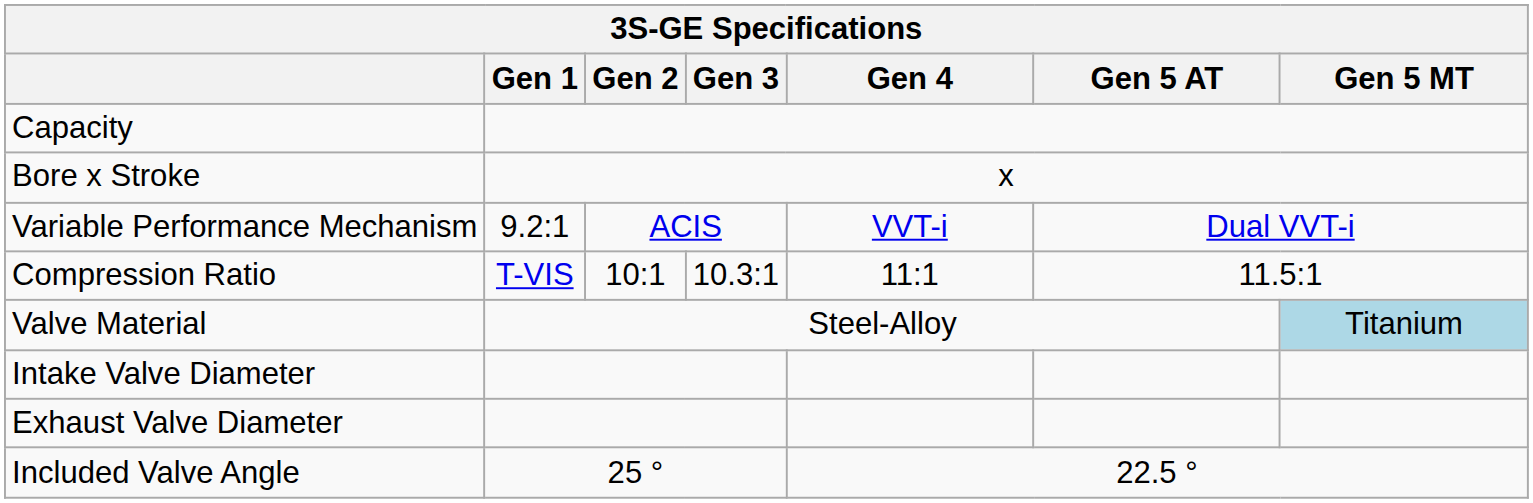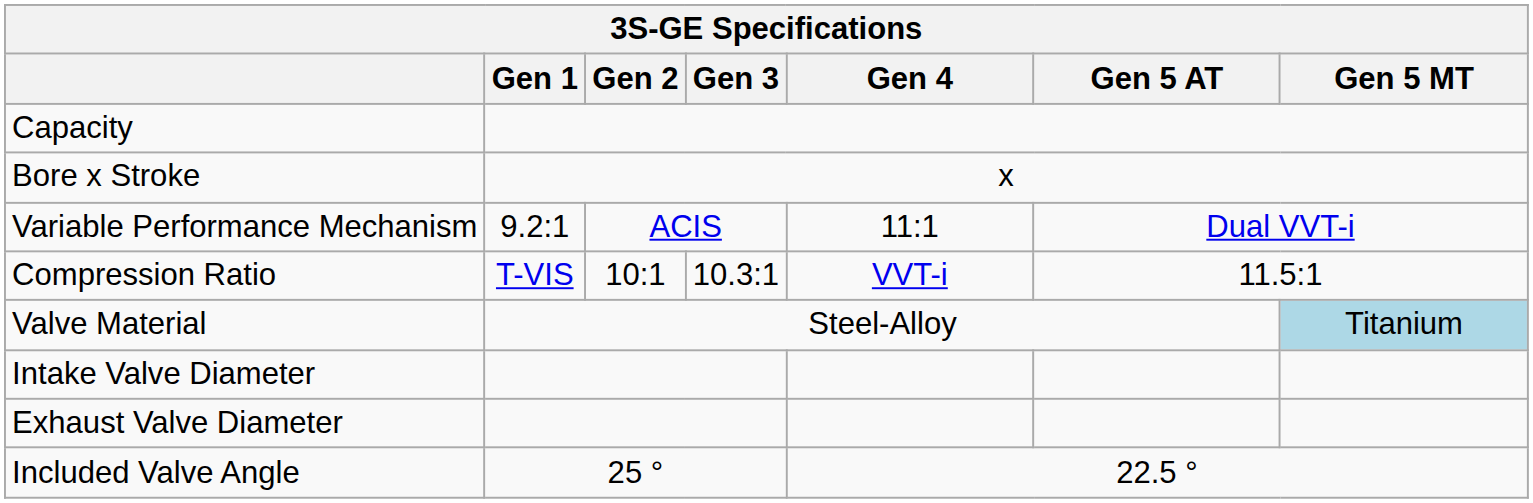(910, 226) VVT-i -> (910, 226) 11:1
(910, 275) 11:1 -> (910, 275) VVT-i
